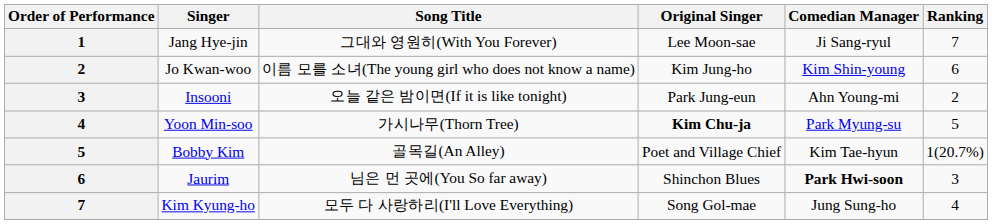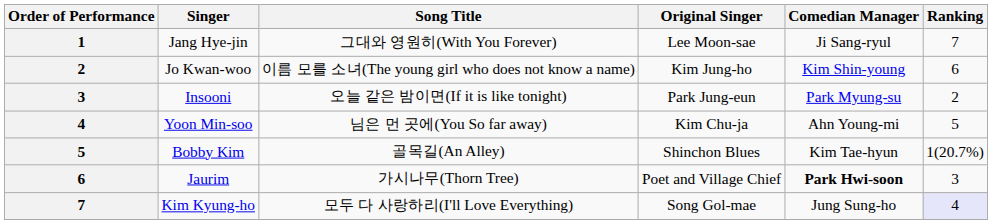(854, 96) Ahn Young-mi -> (854, 96) Park Myung-su
(448, 123) 가시나무(Thorn Tree) -> (448, 123) 님은 먼 곳에(You So far away)
(712, 124) bold -> (712, 124) normal
(854, 124) Park Myung-su -> (854, 124) Ahn Young-mi
(712, 151) Poet and Village Chief -> (712, 151) Shinchon Blues
(448, 178) 님은 먼 곳에(You So far away) -> (448, 178) 가시나무(Thorn Tree)
(712, 178) Shinchon Blues -> (712, 178) Poet and Village Chief
(955, 205) no background -> (955, 205) lavender background
